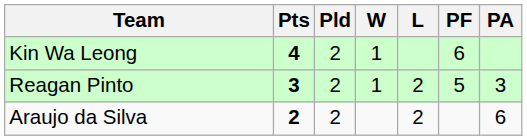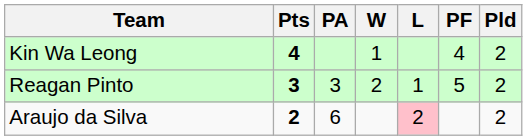columns swapped: (335, 20) <-> (500, 20)
(459, 53) 6 -> (459, 53) 4
(377, 85) 1 -> (377, 85) 2
(418, 85) 2 -> (418, 85) 1
(418, 118) no background -> (418, 118) pink background
